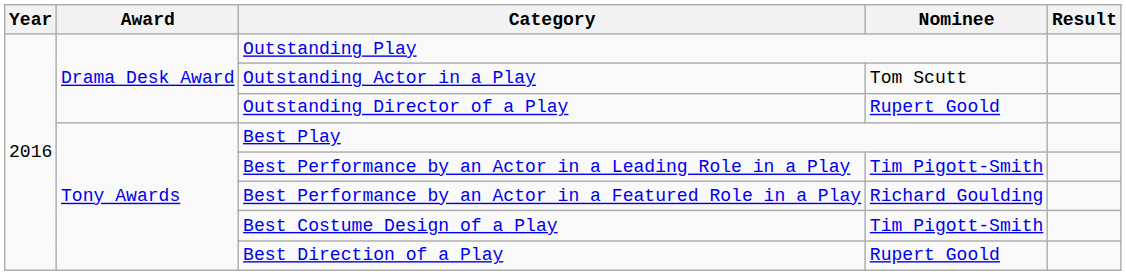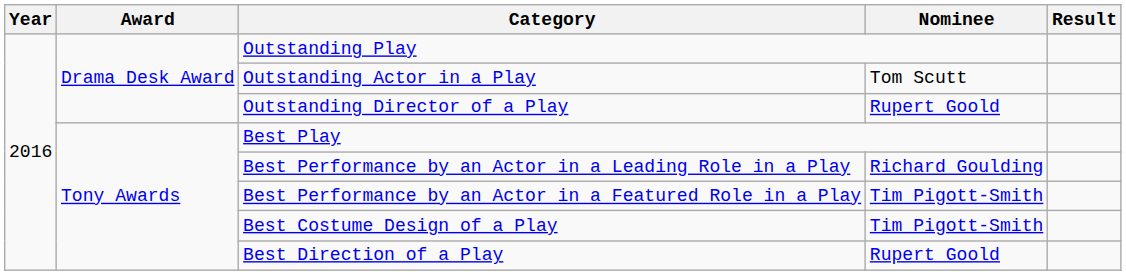(957, 167) Tim Pigott-Smith -> (957, 167) Richard Goulding
(957, 196) Richard Goulding -> (957, 196) Tim Pigott-Smith
